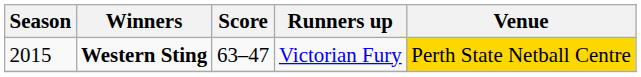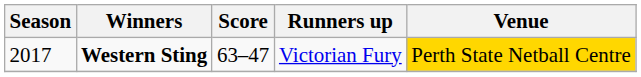(30, 54) 2015 -> (30, 54) 2017
